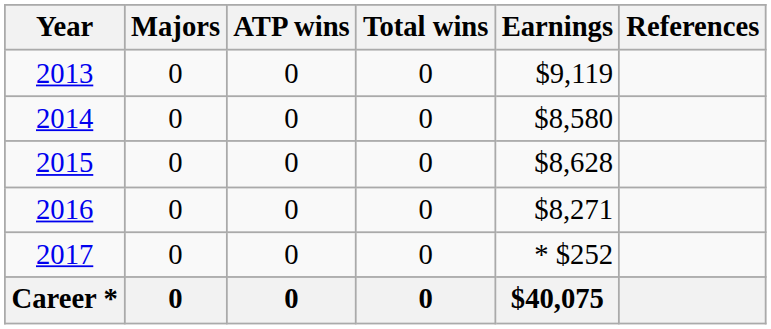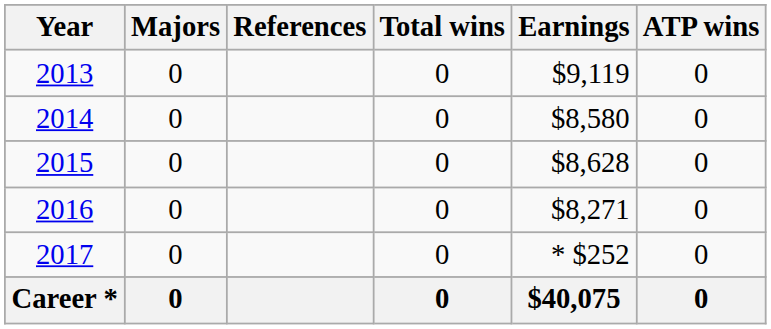columns swapped: (292, 27) <-> (693, 27)
